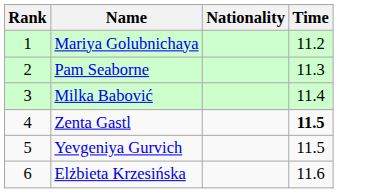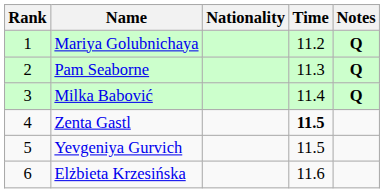+ column: (356, 17)
